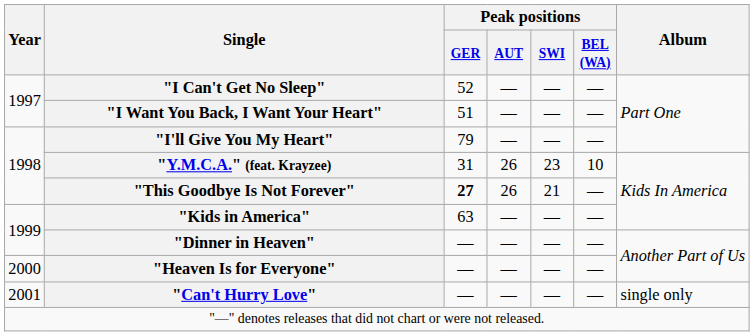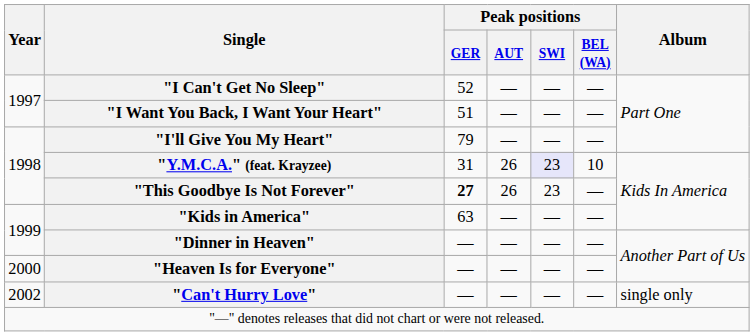(552, 165) no background -> (552, 165) lavender background
(552, 191) 21 -> (552, 191) 23
(25, 294) 2001 -> (25, 294) 2002
